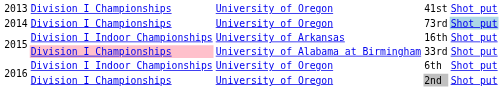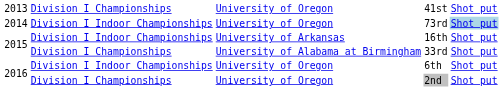(101, 23) Division I Championships -> (122, 23) Division I Indoor Championships
(101, 52) pink background -> (101, 52) no background
